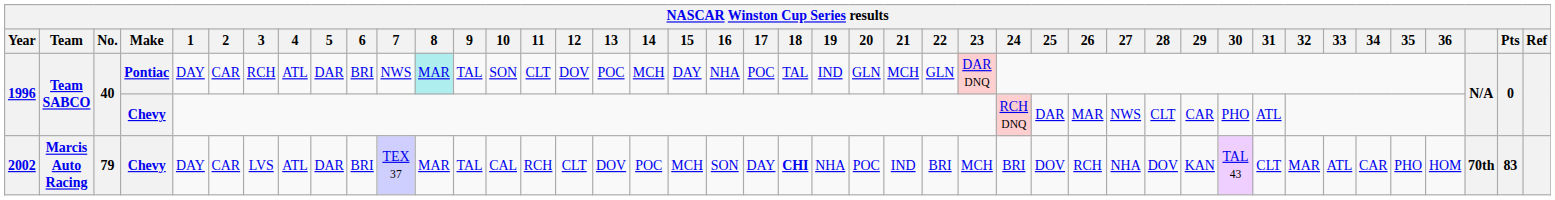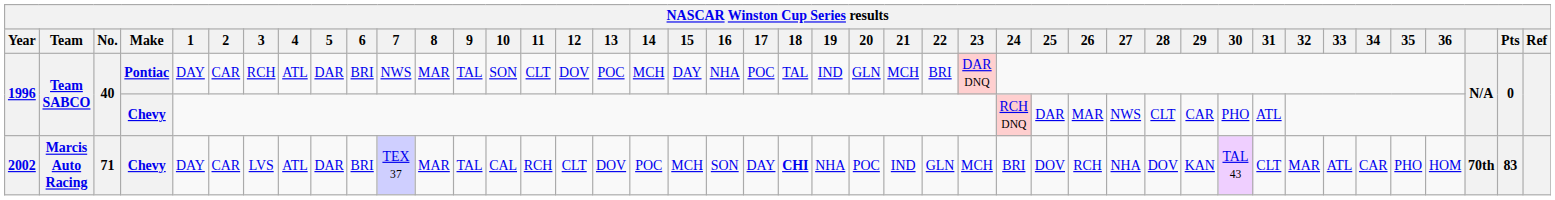(434, 73) paleturquoise background -> (434, 73) no background
(940, 73) GLN -> (940, 73) BRI
(107, 165) 79 -> (107, 165) 71
(940, 165) BRI -> (940, 165) GLN
